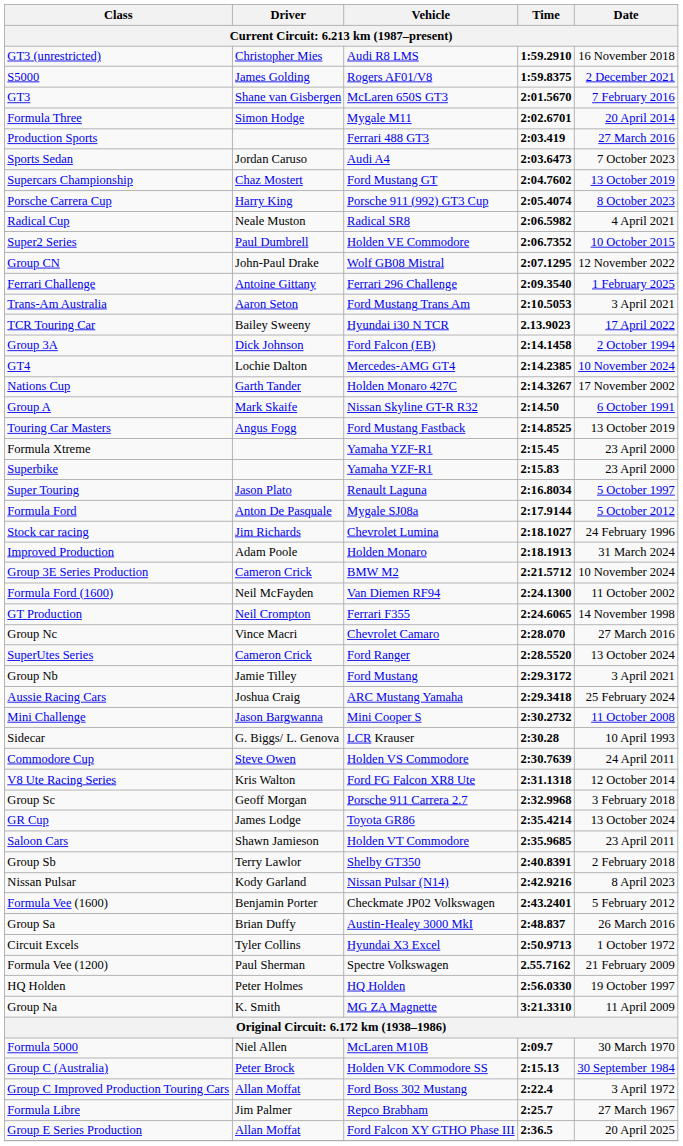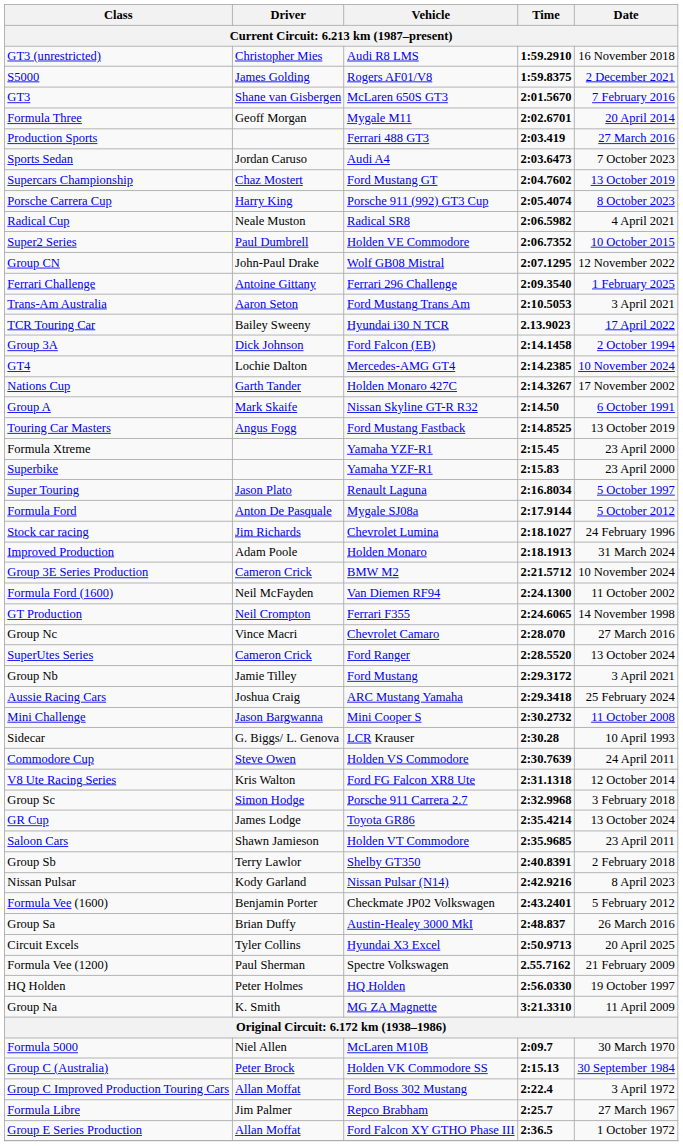(270, 118) Simon Hodge -> (271, 118) Geoff Morgan
(271, 800) Geoff Morgan -> (270, 800) Simon Hodge
(636, 945) 1 October 1972 -> (640, 945) 20 April 2025
(640, 1130) 20 April 2025 -> (636, 1130) 1 October 1972
